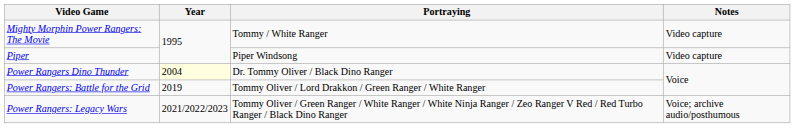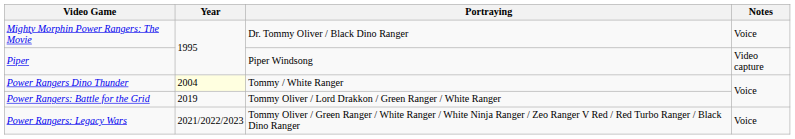(280, 34) Tommy / White Ranger -> (328, 34) Dr. Tommy Oliver / Black Dino Ranger
(694, 34) Video capture -> (745, 34) Voice
(313, 71) Dr. Tommy Oliver / Black Dino Ranger -> (296, 83) Tommy / White Ranger
(703, 109) Voice; archive audio/posthumous -> (745, 120) Voice
